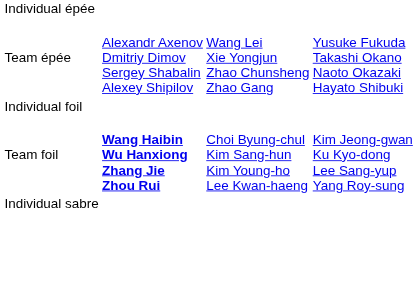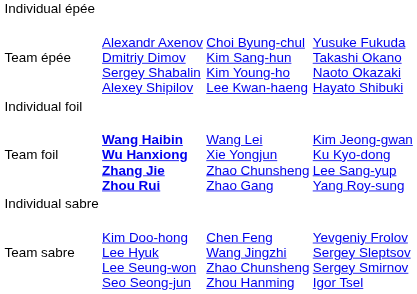(258, 65) Wang Lei Xie Yongjun Zhao Chunsheng Zhao Gang -> (257, 65) Choi Byung-chul Kim Sang-hun Kim Young-ho Lee Kwan-haeng
(257, 162) Choi Byung-chul Kim Sang-hun Kim Young-ho Lee Kwan-haeng -> (258, 162) Wang Lei Xie Yongjun Zhao Chunsheng Zhao Gang
+ row: (40, 252)
